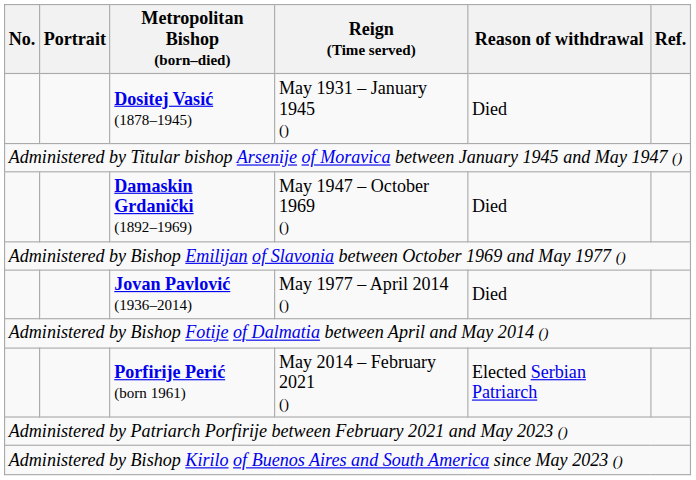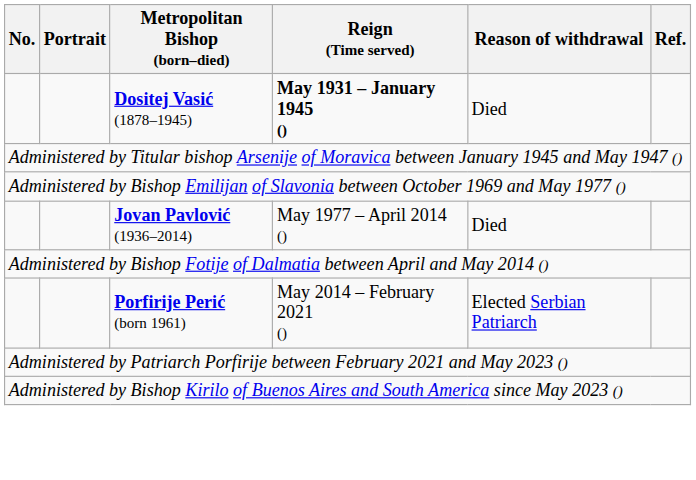(353, 108) normal -> (356, 108) bold
- row: (154, 206)
